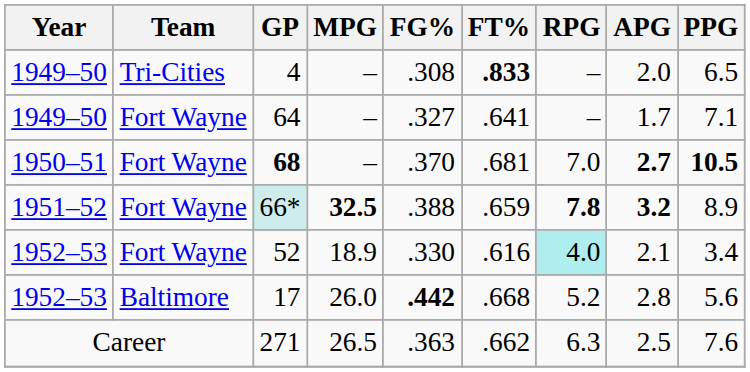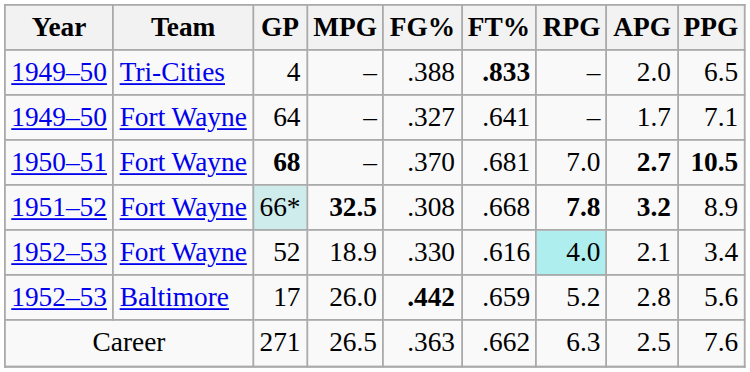(431, 72) .308 -> (431, 72) .388
(431, 207) .388 -> (431, 207) .308
(506, 207) .659 -> (506, 207) .668
(506, 297) .668 -> (506, 297) .659
